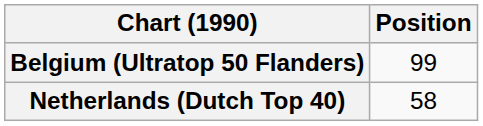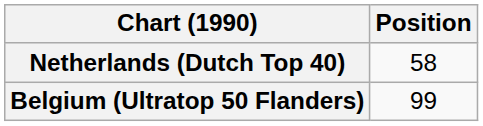rows swapped: (187, 62) <-> (187, 100)
